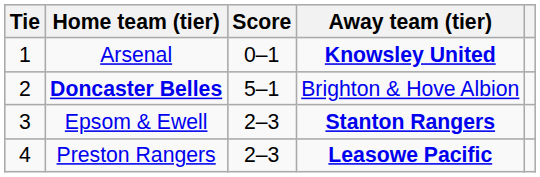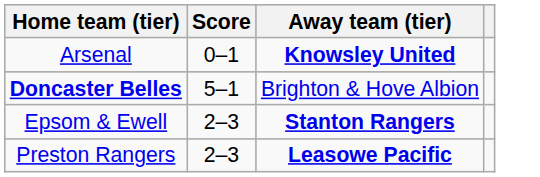- column: (25, 21)
